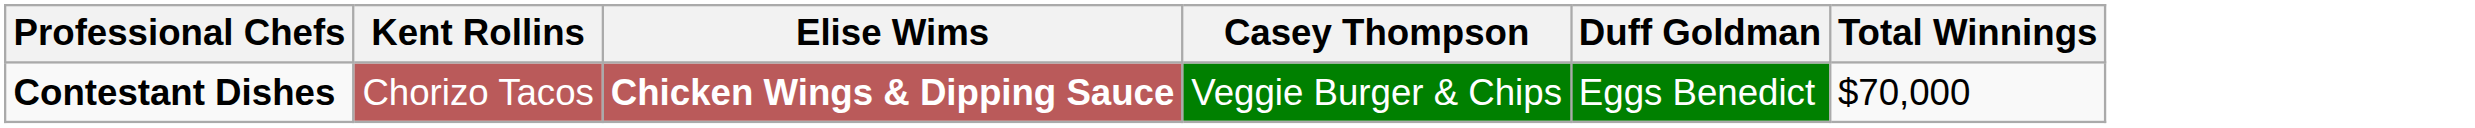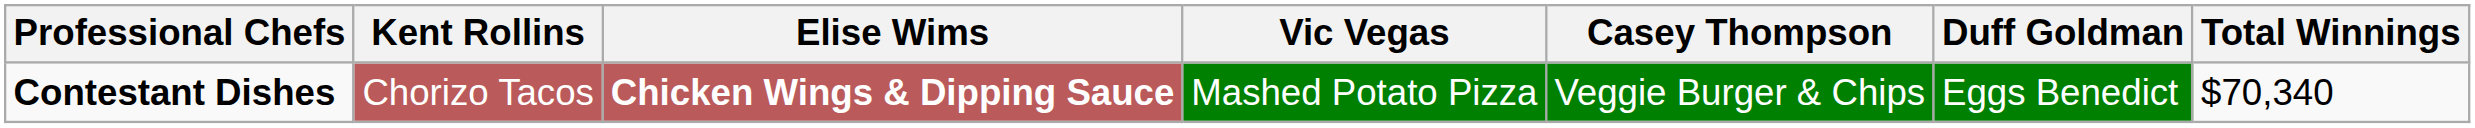+ column: (1364, 33)
(1904, 91) $70,000 -> (2267, 91) $70,340
